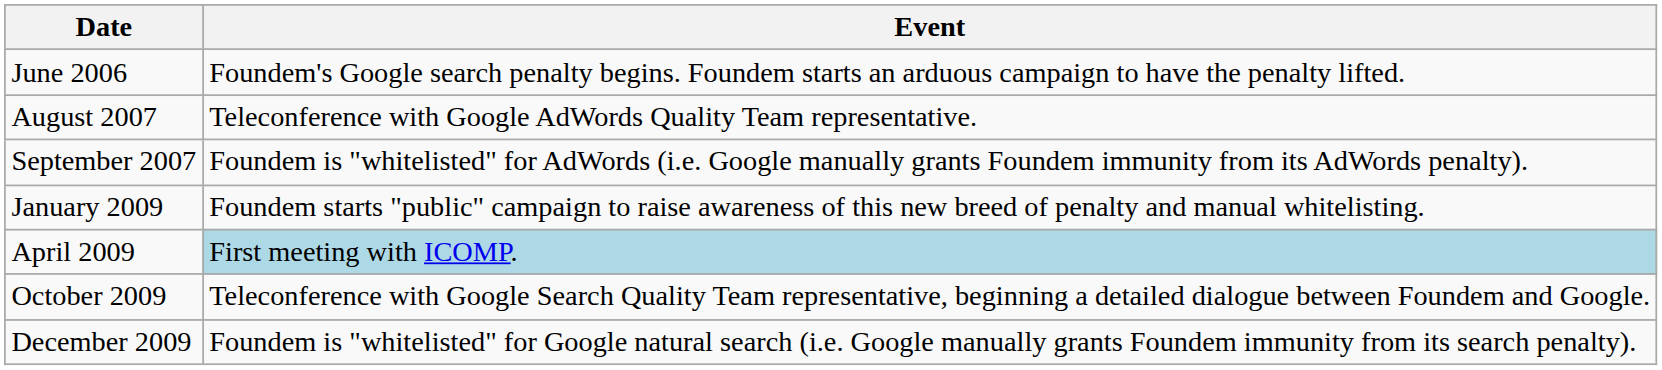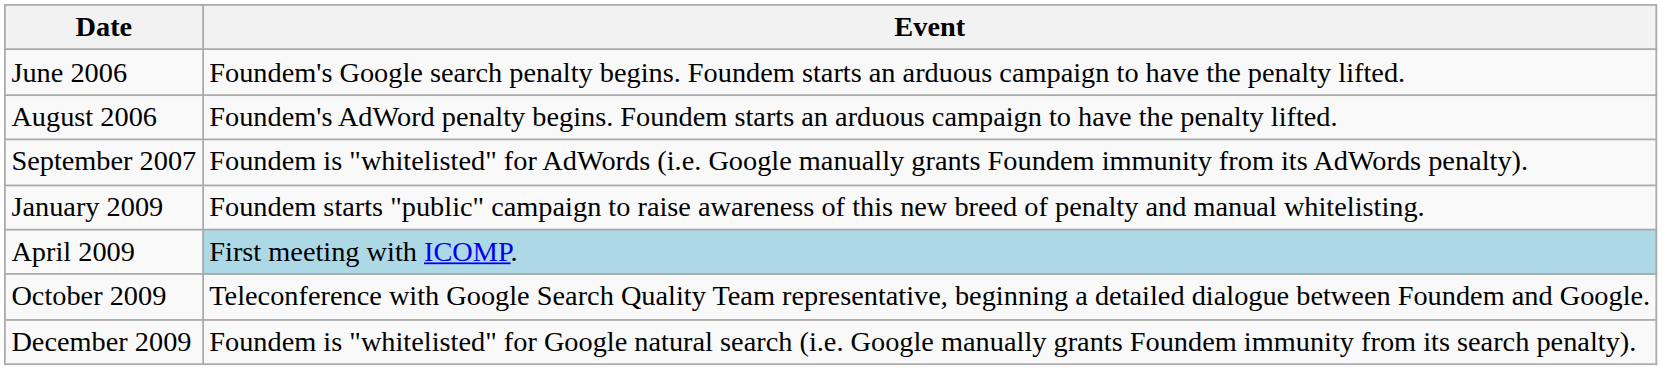+ row: (84, 116)
- row: (84, 116)
